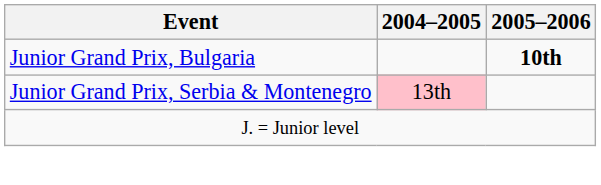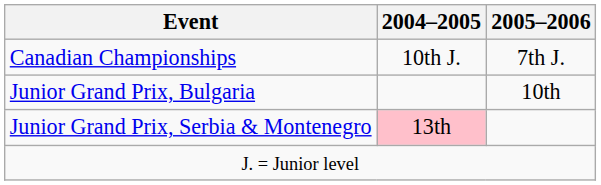+ row: (123, 57)
(541, 57) bold -> (541, 92) normal
